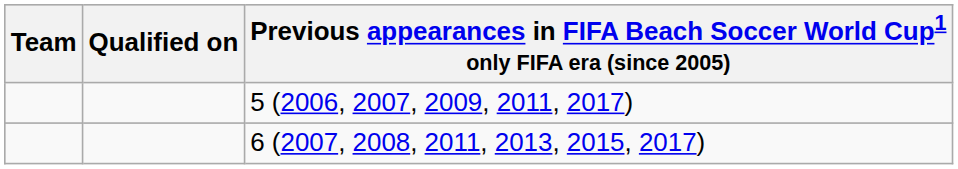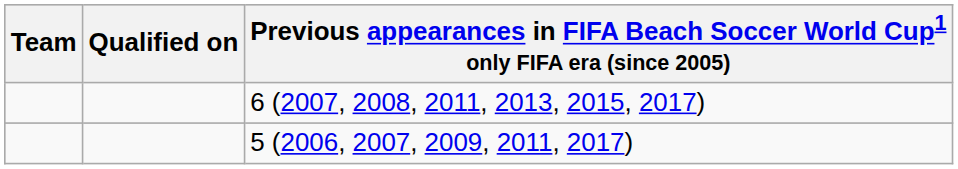rows swapped: (442, 102) <-> (478, 143)
